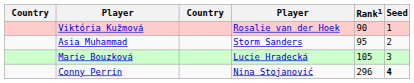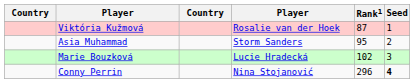(362, 28) 90 -> (362, 28) 87
(364, 57) 105 -> (364, 57) 102
